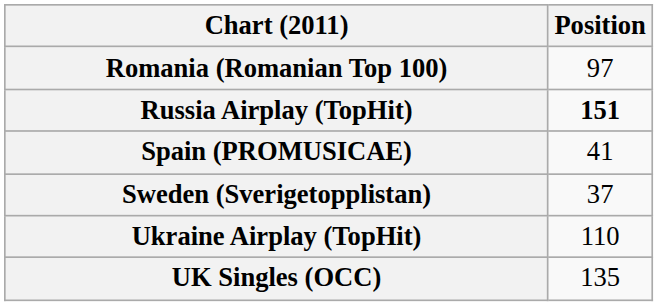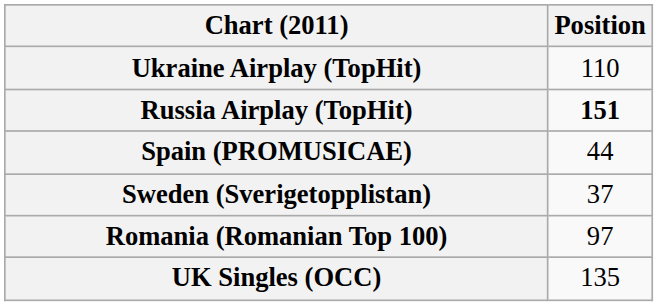rows swapped: (277, 67) <-> (277, 236)
(600, 151) 41 -> (600, 151) 44
